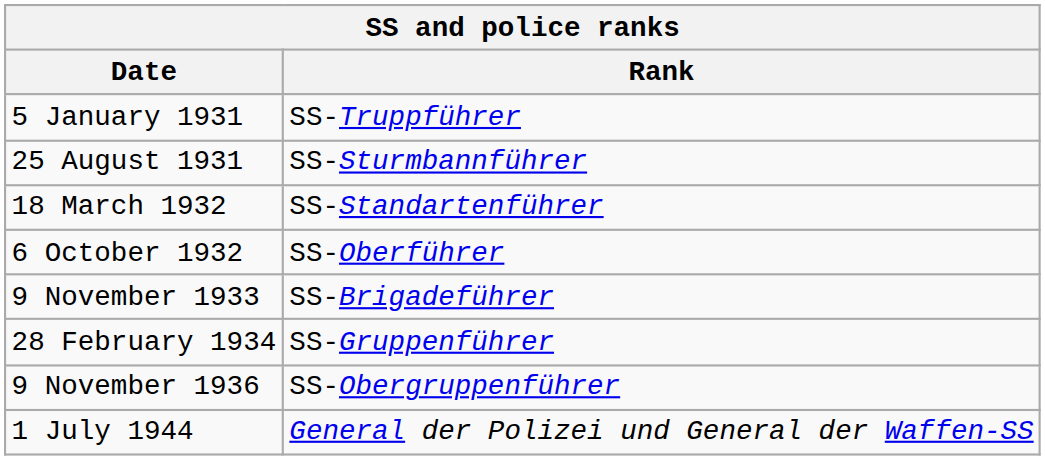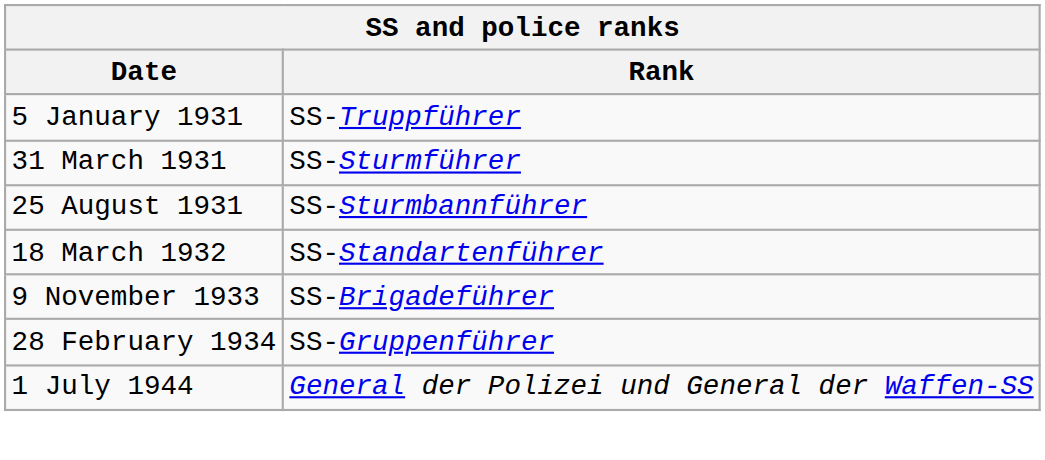+ row: (119, 162)
- row: (127, 252)
- row: (136, 387)
